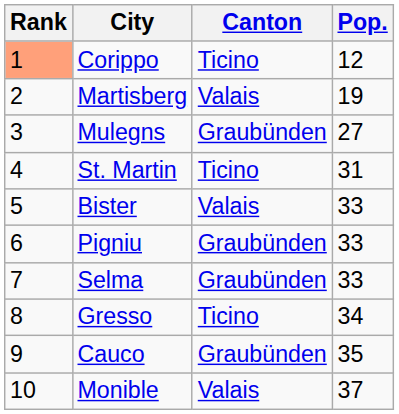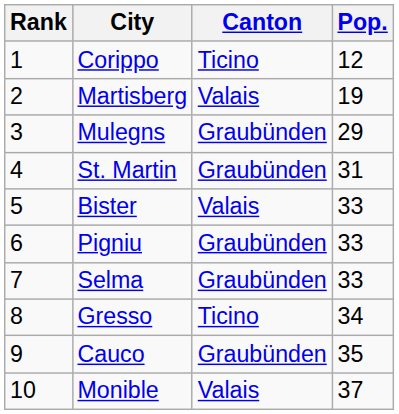(17, 59) lightsalmon background -> (17, 59) no background
(350, 133) 27 -> (350, 133) 29
(228, 170) Ticino -> (262, 170) Graubünden
